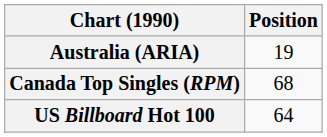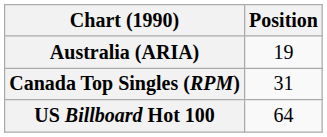(284, 83) 68 -> (284, 83) 31
